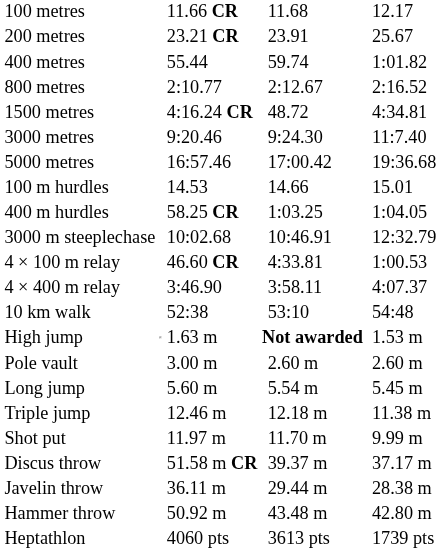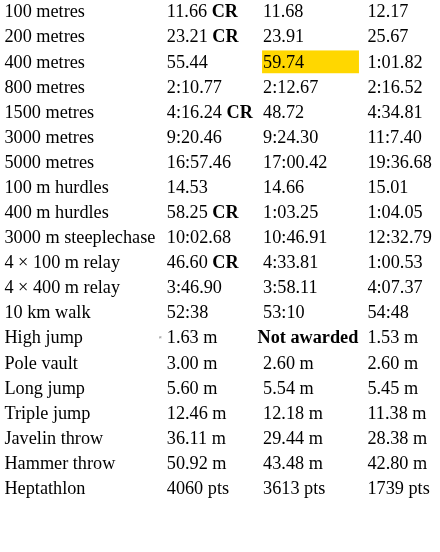(288, 61) no background -> (284, 61) gold background
- row: (35, 437)
- row: (53, 463)
